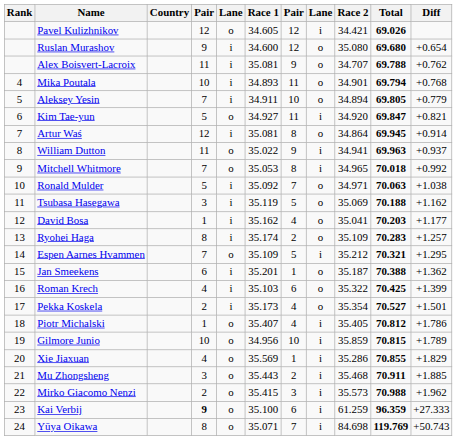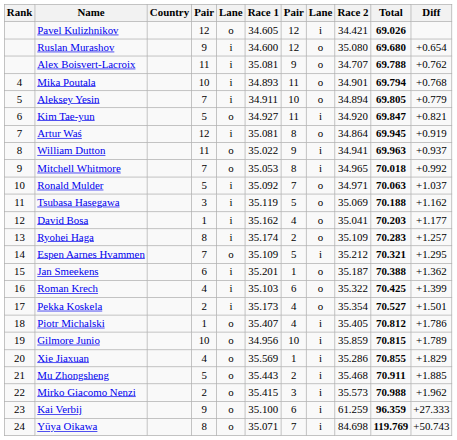(431, 133) +0.914 -> (431, 133) +0.919
(431, 185) +1.038 -> (431, 185) +1.037
(204, 375) 3 -> (204, 375) 5
(204, 409) bold -> (204, 409) normal
